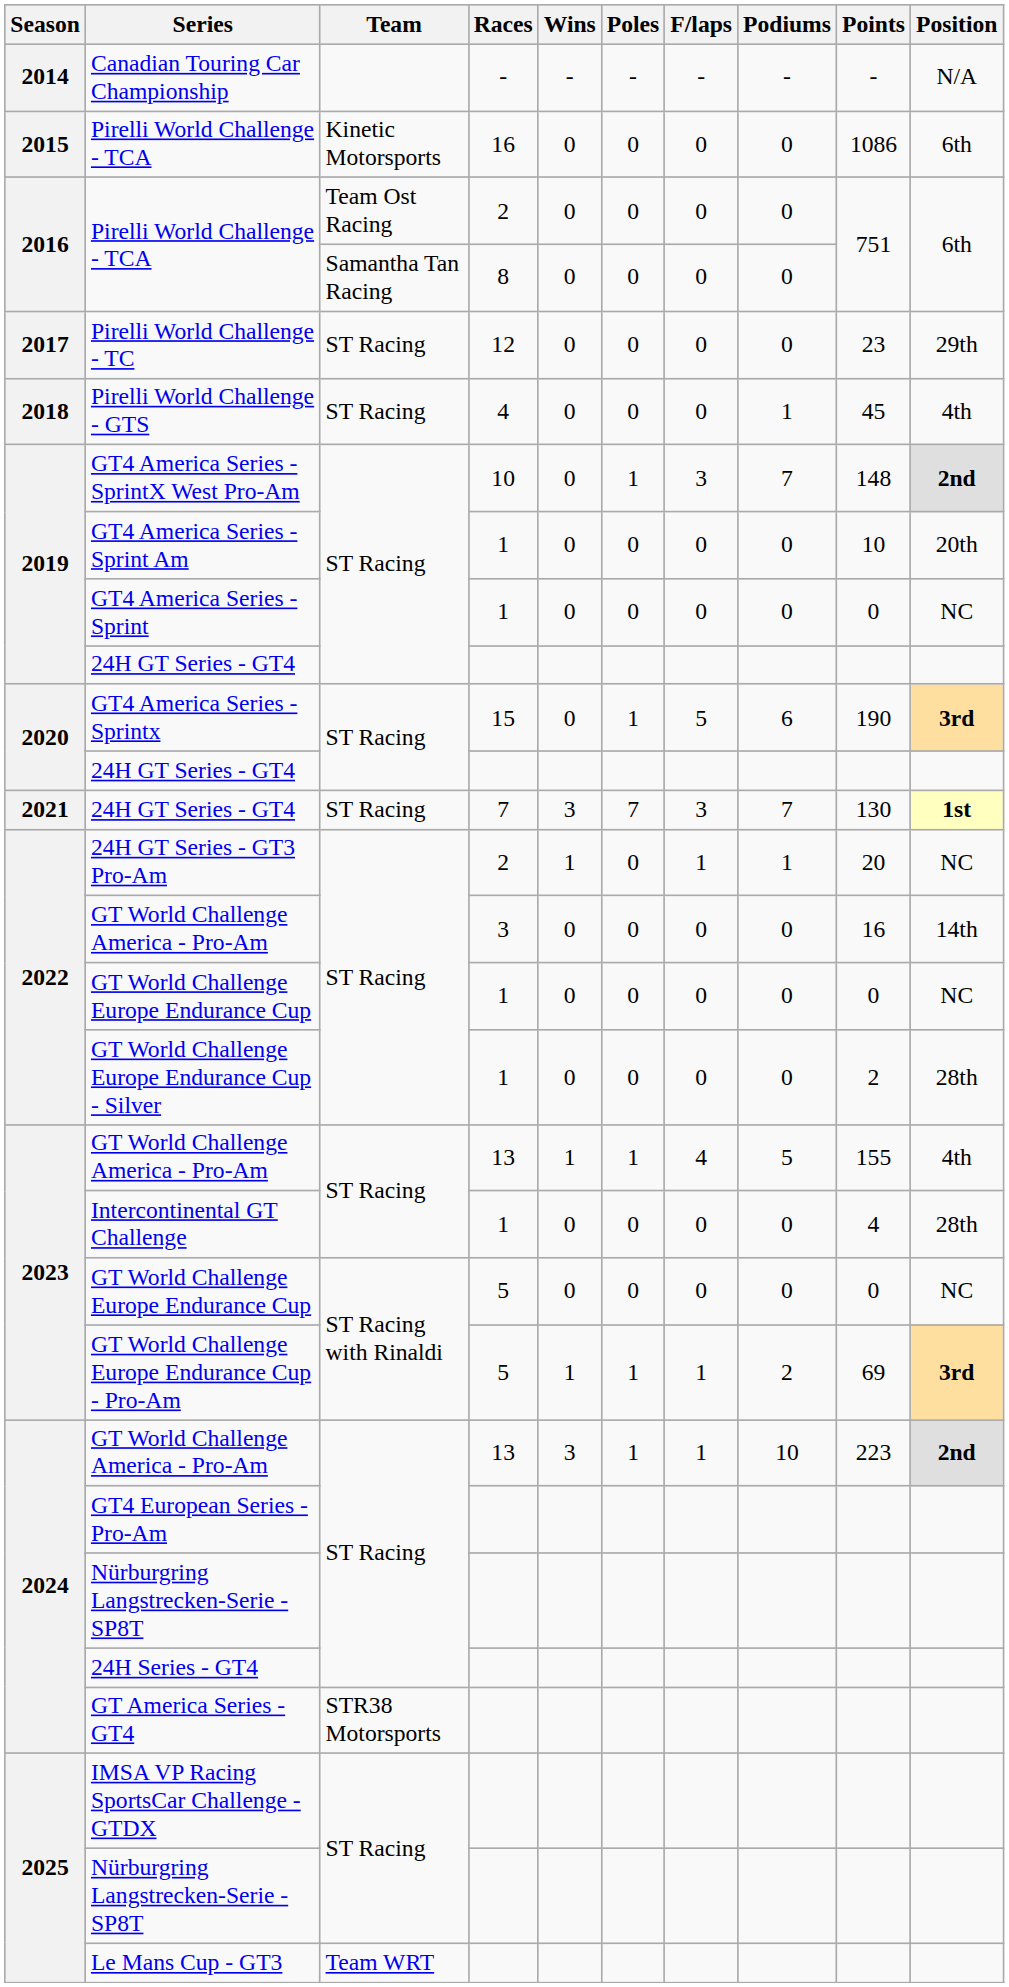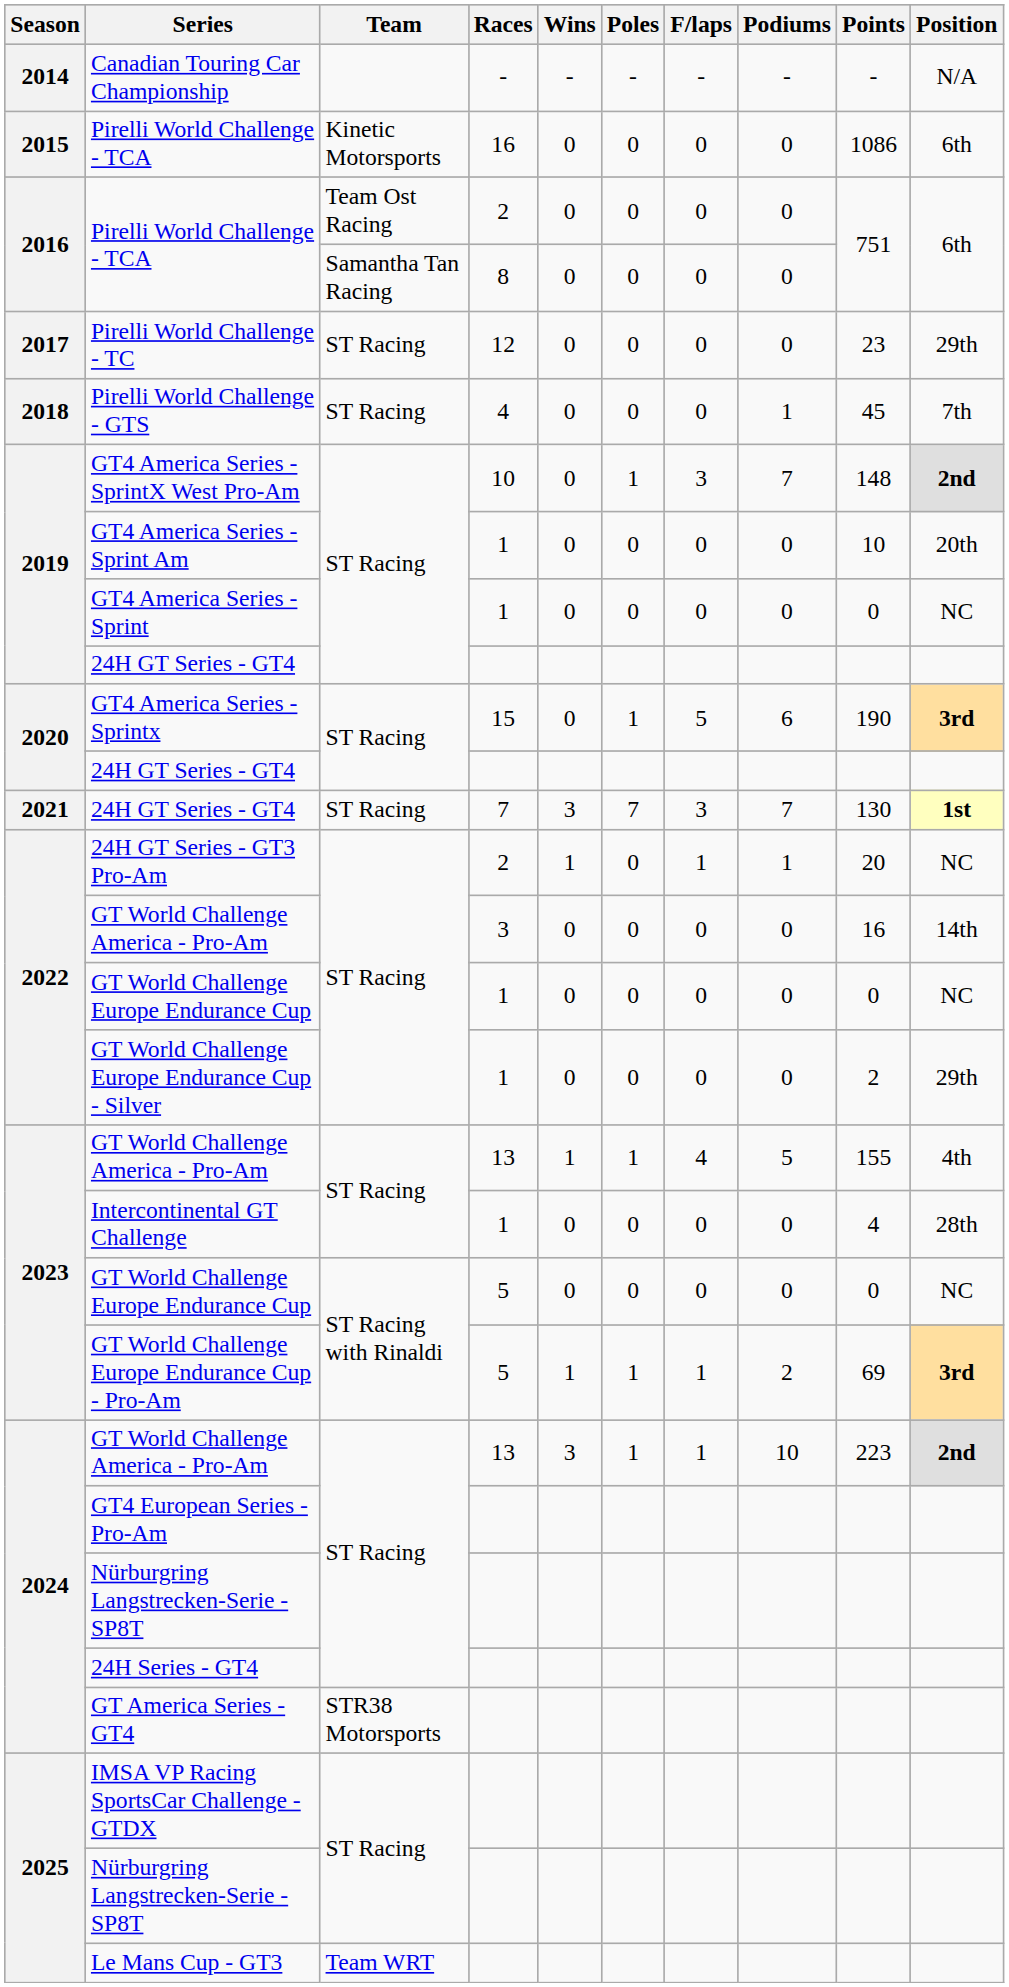(957, 411) 4th -> (957, 411) 7th
(957, 1076) 28th -> (957, 1076) 29th
